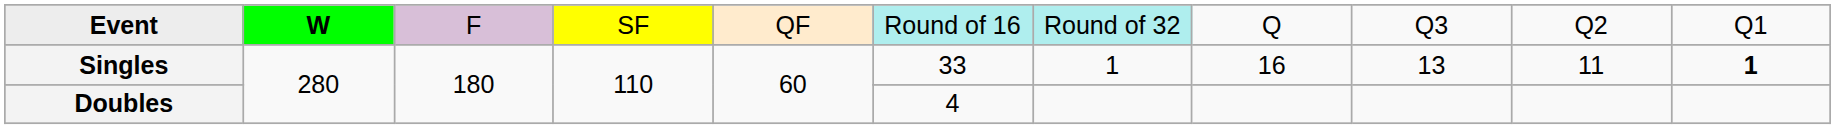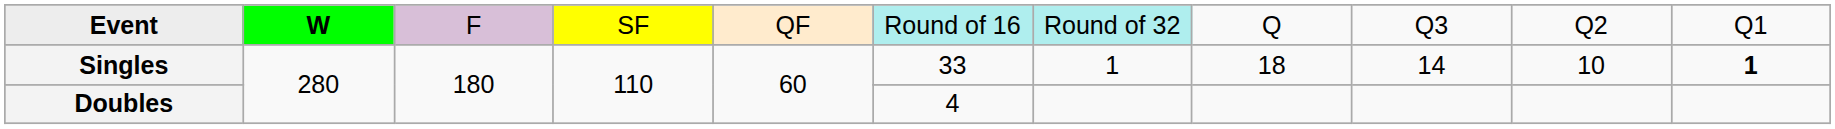(1272, 65) 16 -> (1272, 65) 18
(1431, 65) 13 -> (1431, 65) 14
(1591, 65) 11 -> (1591, 65) 10
